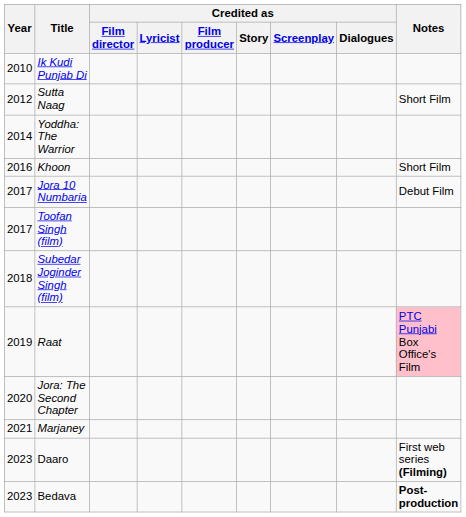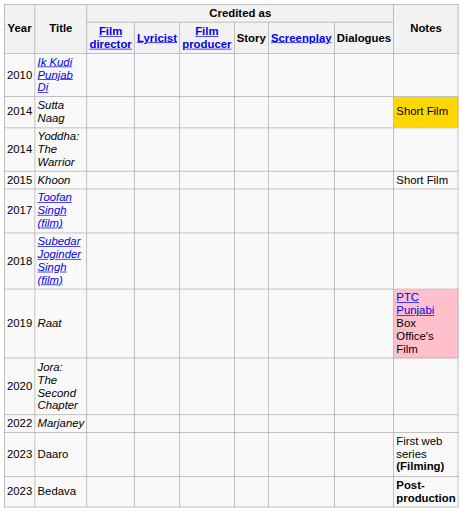(20, 99) 2012 -> (20, 112) 2014
(425, 99) no background -> (422, 112) gold background
(20, 167) 2016 -> (20, 180) 2015
- row: (62, 191)
(20, 428) 2021 -> (20, 423) 2022
